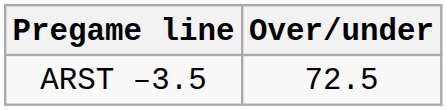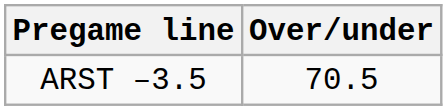(342, 81) 72.5 -> (342, 81) 70.5
